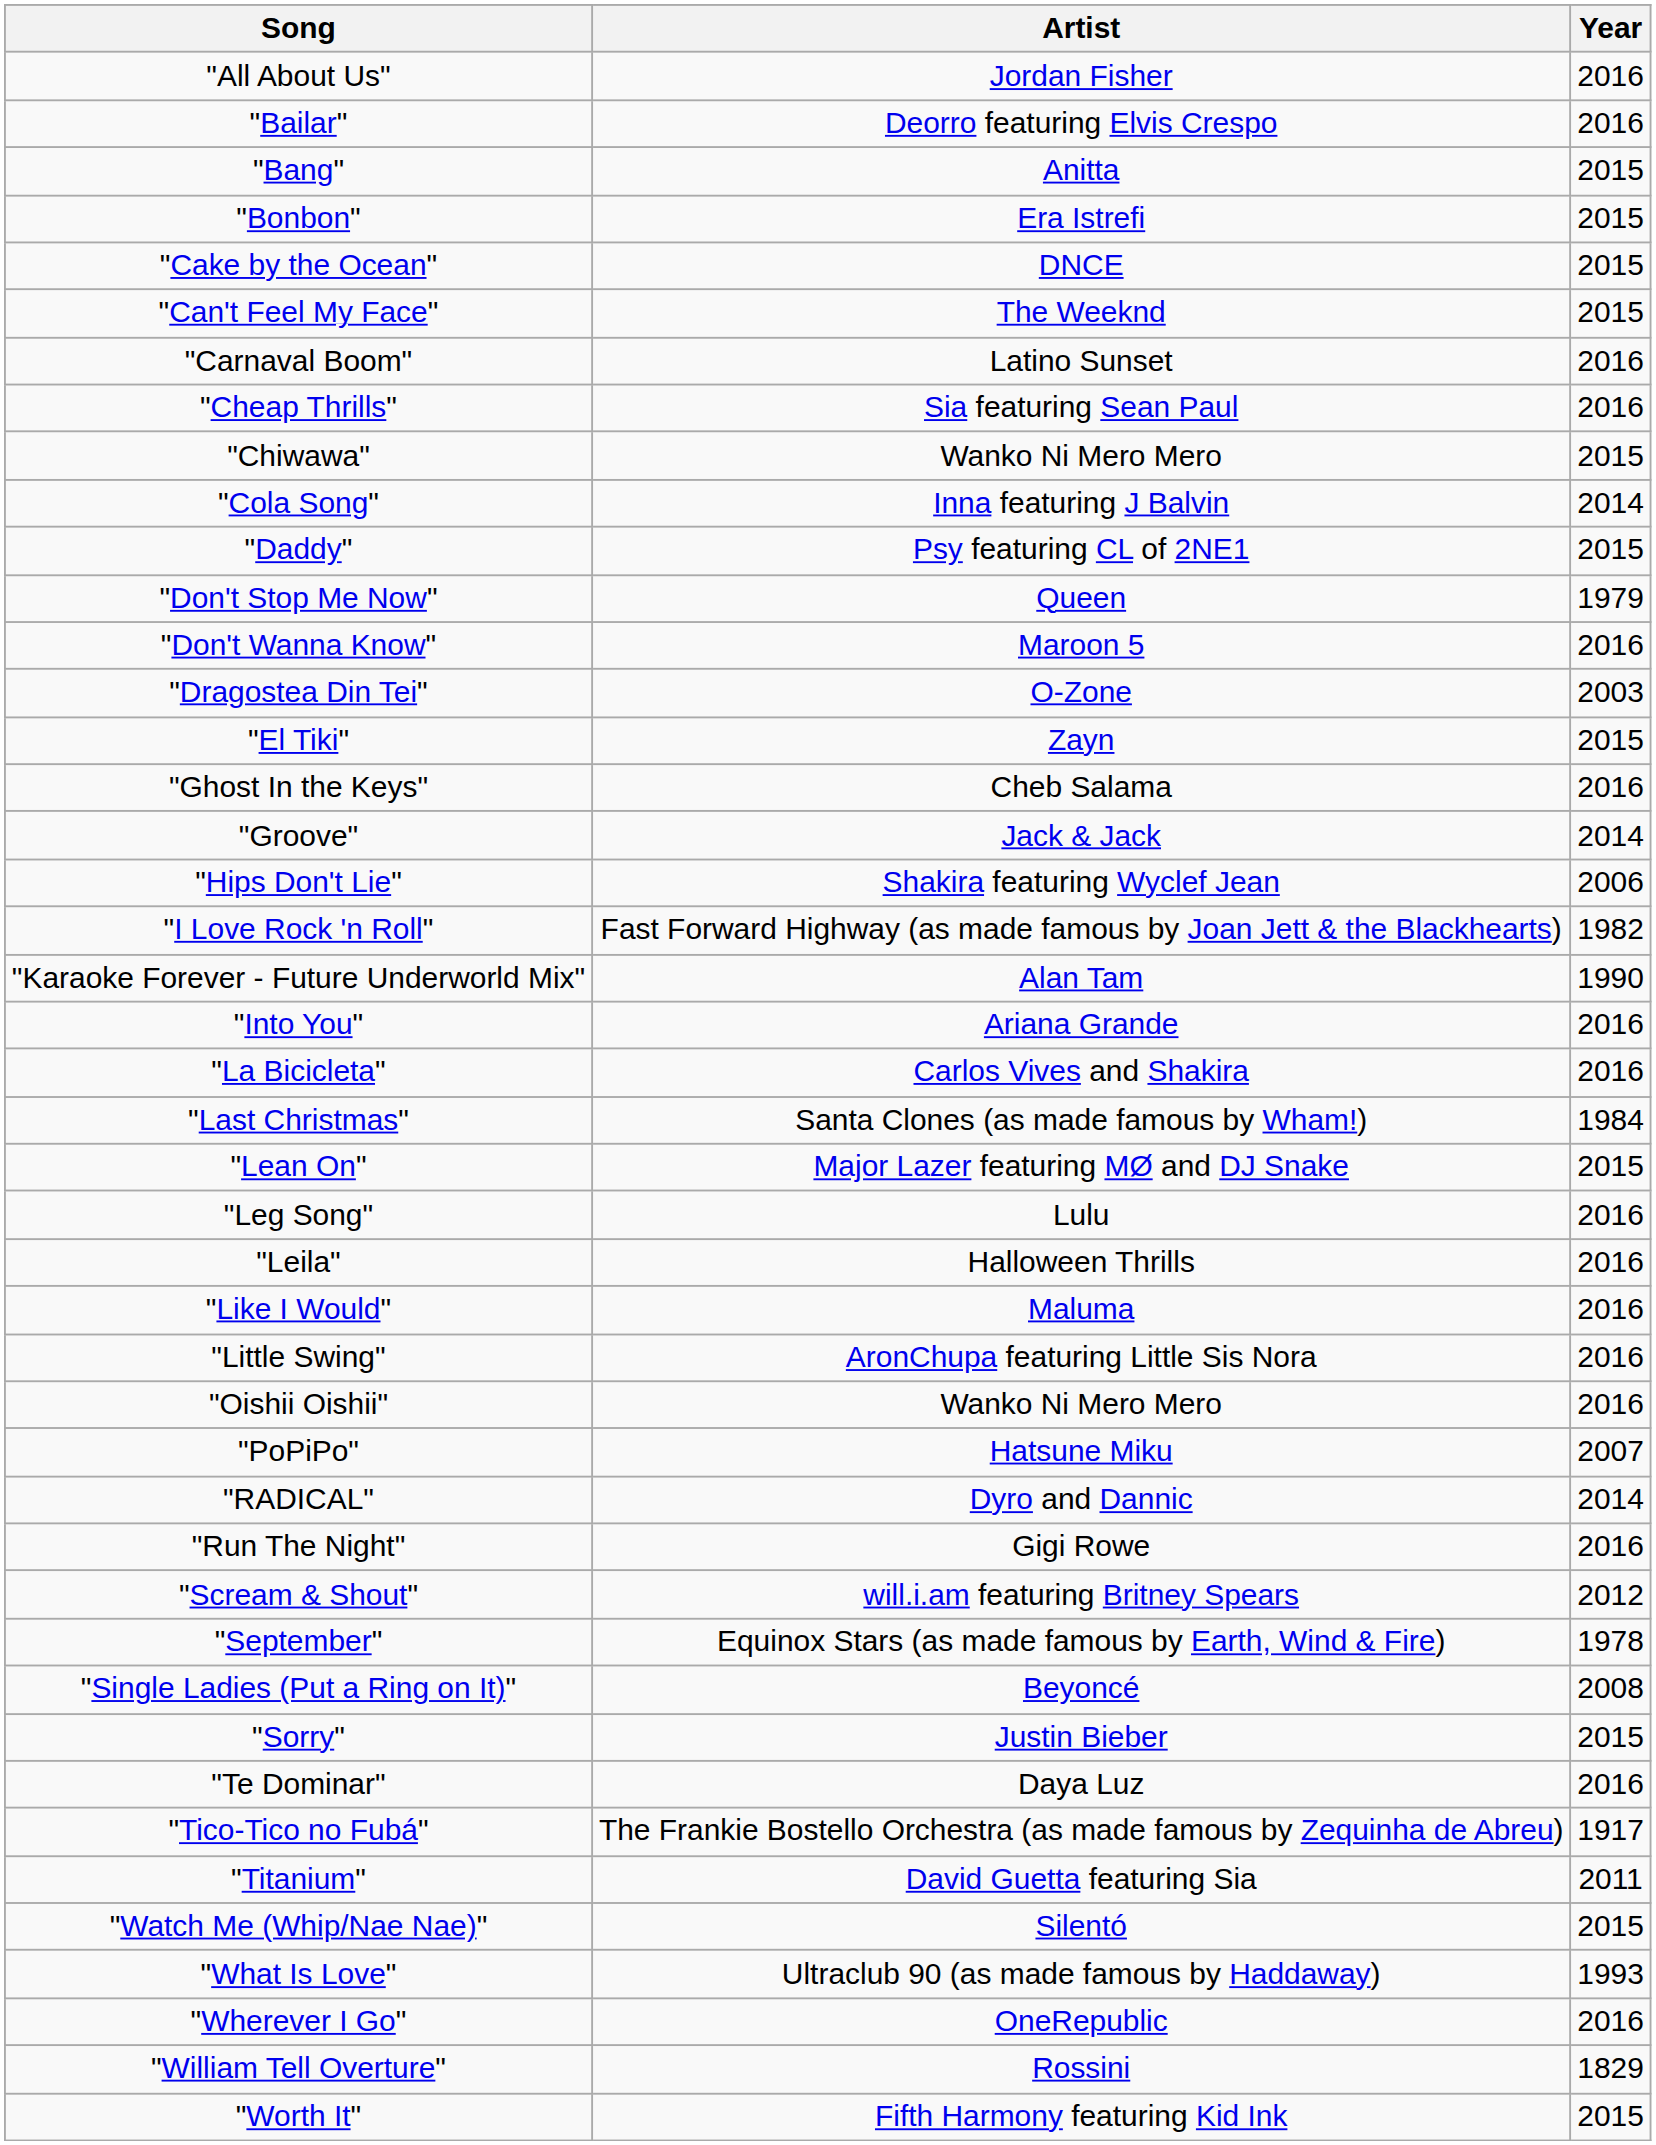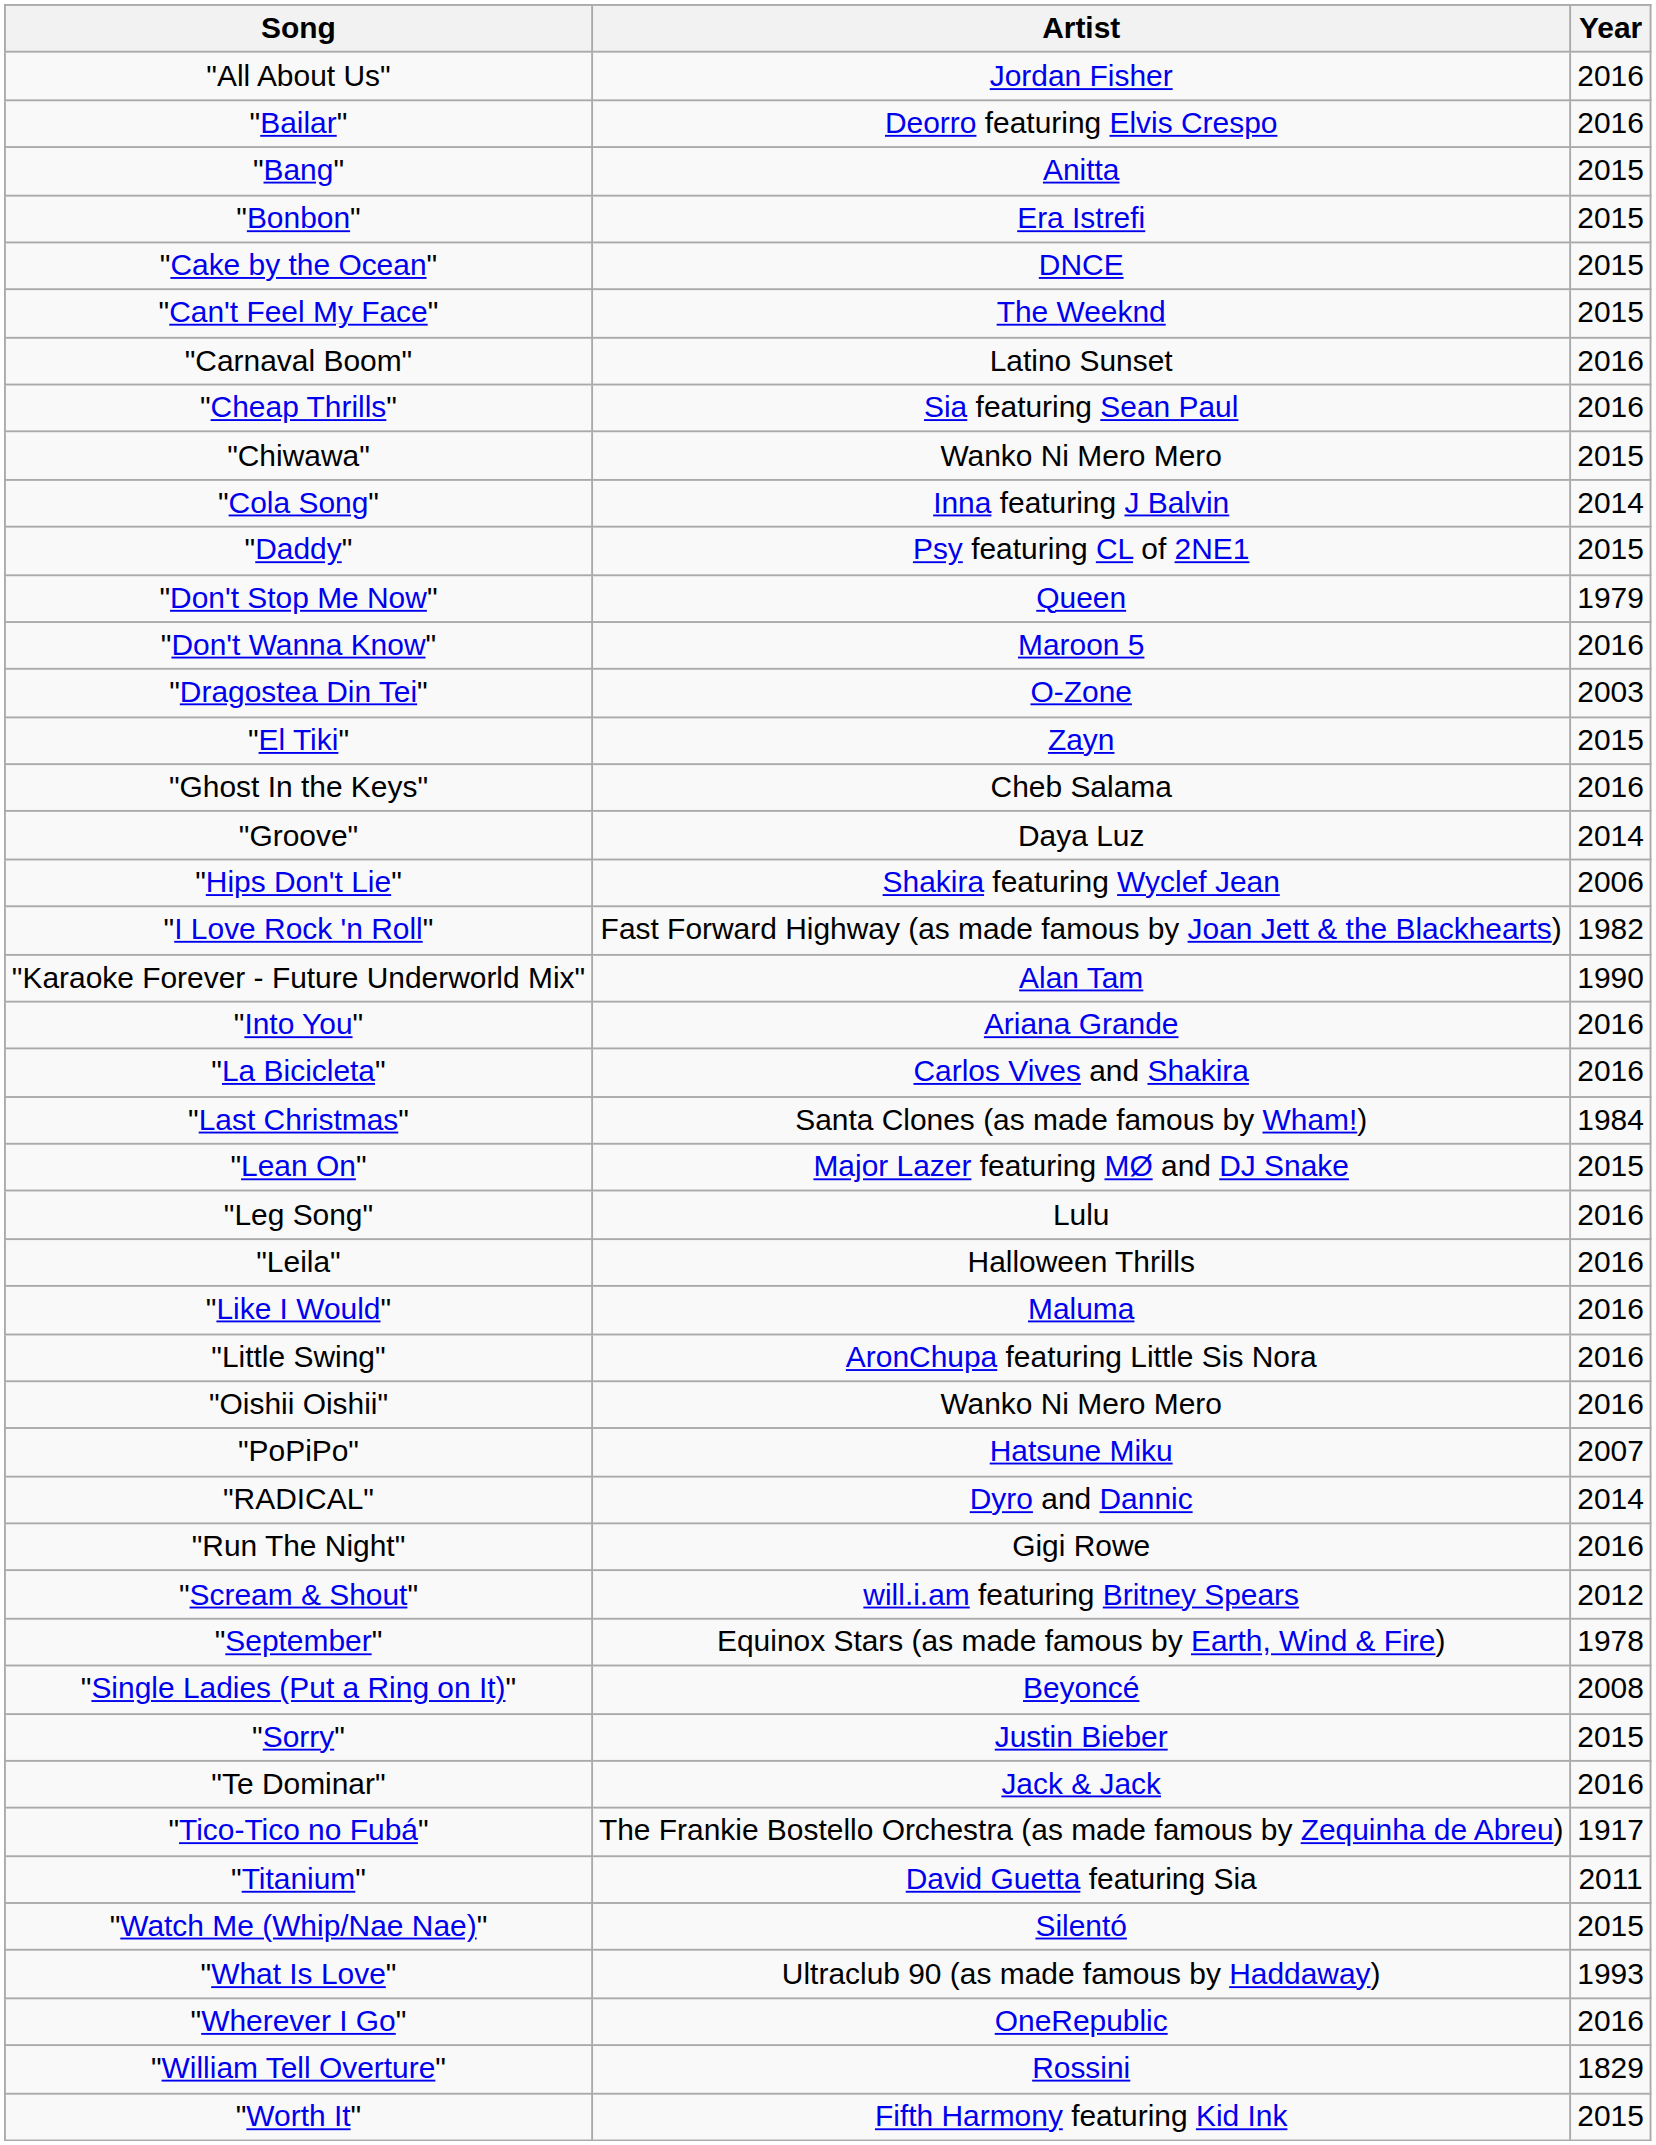(1081, 834) Jack & Jack -> (1081, 834) Daya Luz
(1081, 1783) Daya Luz -> (1081, 1783) Jack & Jack
